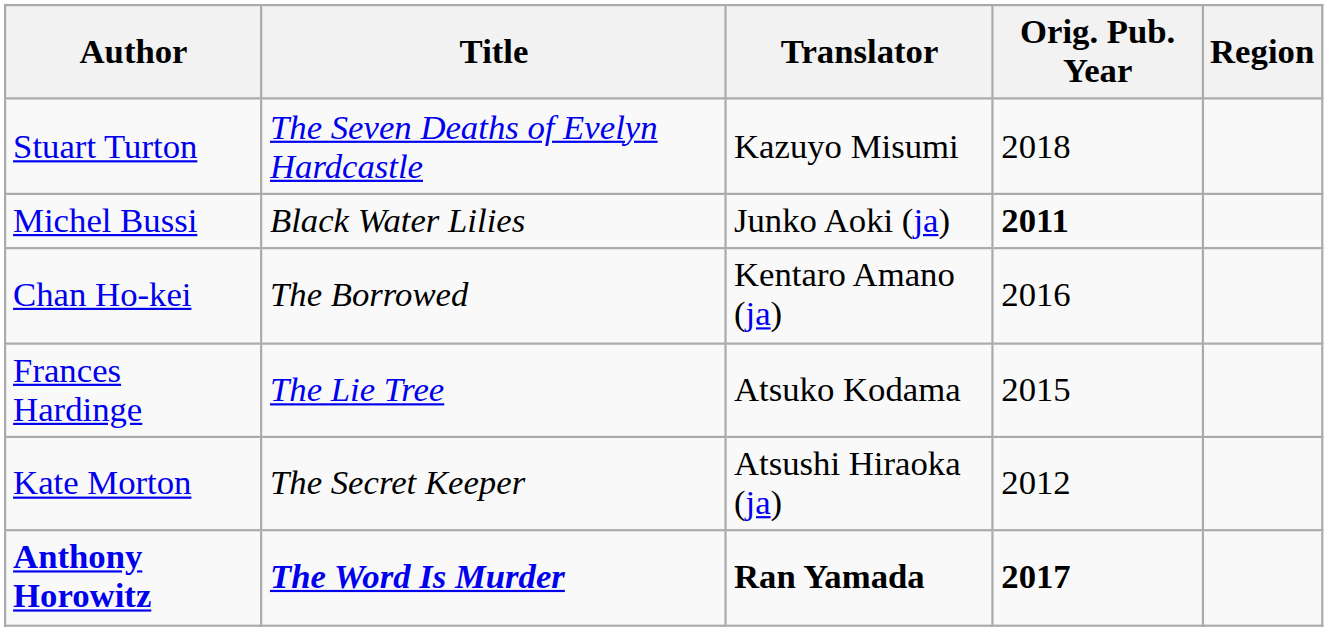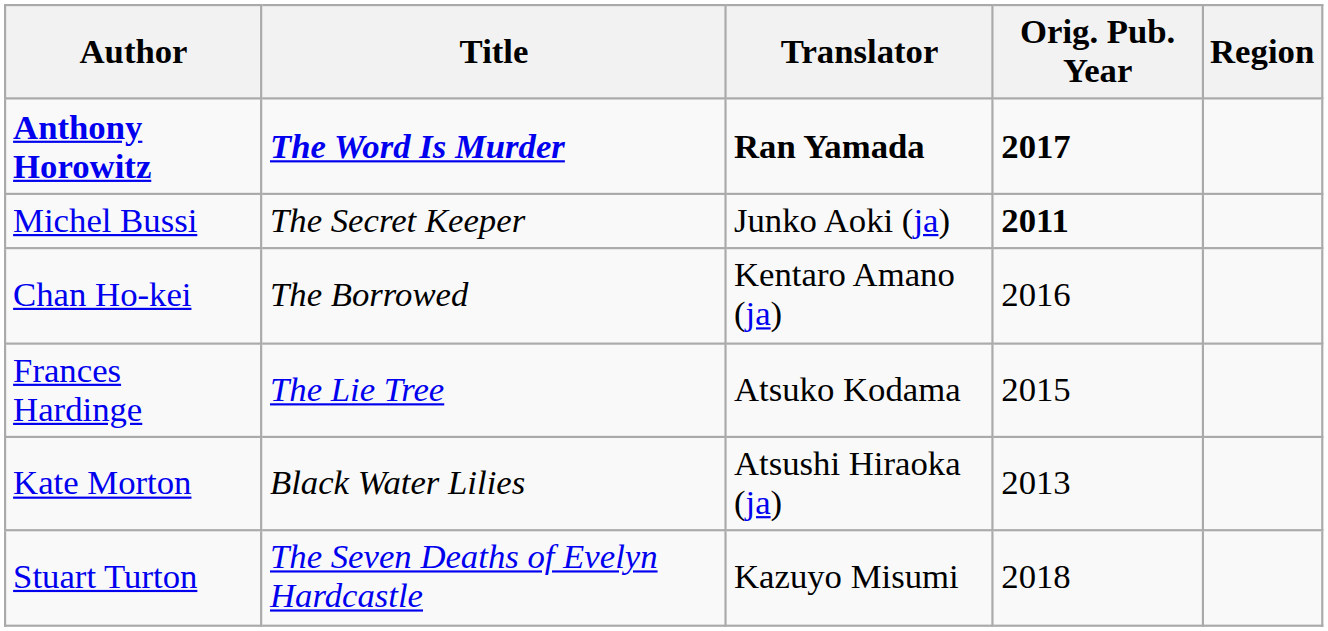rows swapped: (82, 577) <-> (105, 145)
(398, 220) Black Water Lilies -> (398, 220) The Secret Keeper
(398, 483) The Secret Keeper -> (398, 483) Black Water Lilies
(1036, 483) 2012 -> (1036, 483) 2013
